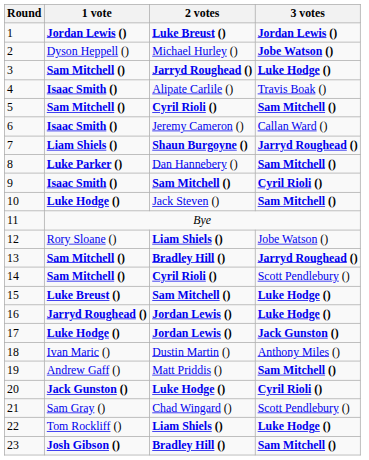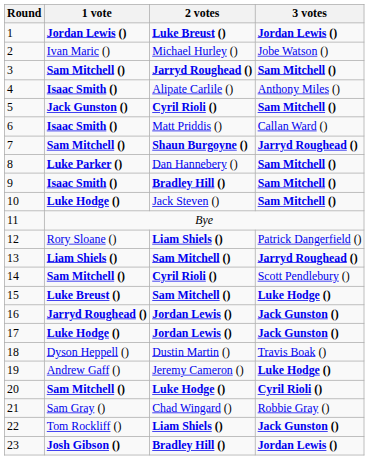(88, 51) Dyson Heppell () -> (78, 51) Ivan Maric ()
(295, 51) bold -> (293, 51) normal
(294, 70) Luke Hodge () -> (297, 70) Sam Mitchell ()
(292, 88) Travis Boak () -> (299, 88) Anthony Miles ()
(86, 107) Sam Mitchell () -> (87, 107) Jack Gunston ()
(198, 126) Jeremy Cameron () -> (187, 126) Matt Priddis ()
(82, 145) Liam Shiels () -> (86, 145) Sam Mitchell ()
(191, 182) Sam Mitchell () -> (189, 182) Bradley Hill ()
(290, 182) Cyril Rioli () -> (297, 182) Sam Mitchell ()
(293, 239) Jobe Watson () -> (310, 239) Patrick Dangerfield ()
(86, 257) Sam Mitchell () -> (82, 257) Liam Shiels ()
(189, 257) Bradley Hill () -> (191, 257) Sam Mitchell ()
(294, 314) Luke Hodge () -> (298, 314) Jack Gunston ()
(78, 351) Ivan Maric () -> (88, 351) Dyson Heppell ()
(299, 351) Anthony Miles () -> (292, 351) Travis Boak ()
(187, 370) Matt Priddis () -> (198, 370) Jeremy Cameron ()
(297, 370) Sam Mitchell () -> (294, 370) Luke Hodge ()
(87, 389) Jack Gunston () -> (86, 389) Sam Mitchell ()
(304, 408) Scott Pendlebury () -> (293, 408) Robbie Gray ()
(294, 426) Luke Hodge () -> (298, 426) Jack Gunston ()
(297, 445) Sam Mitchell () -> (297, 445) Jordan Lewis ()
